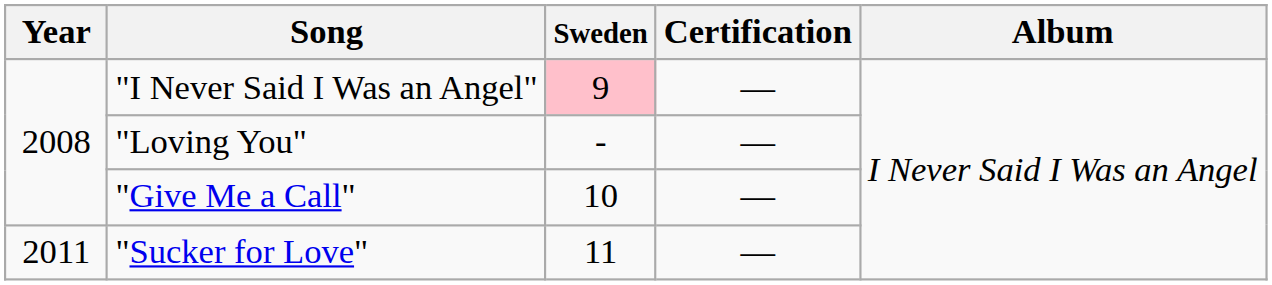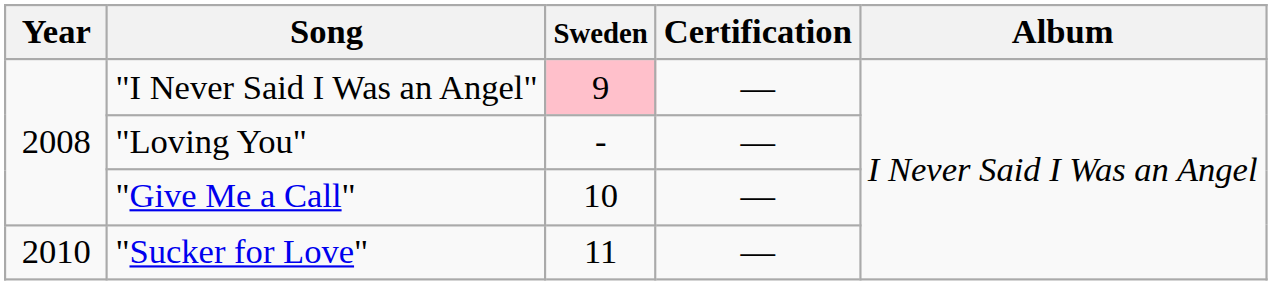(56, 251) 2011 -> (56, 251) 2010
